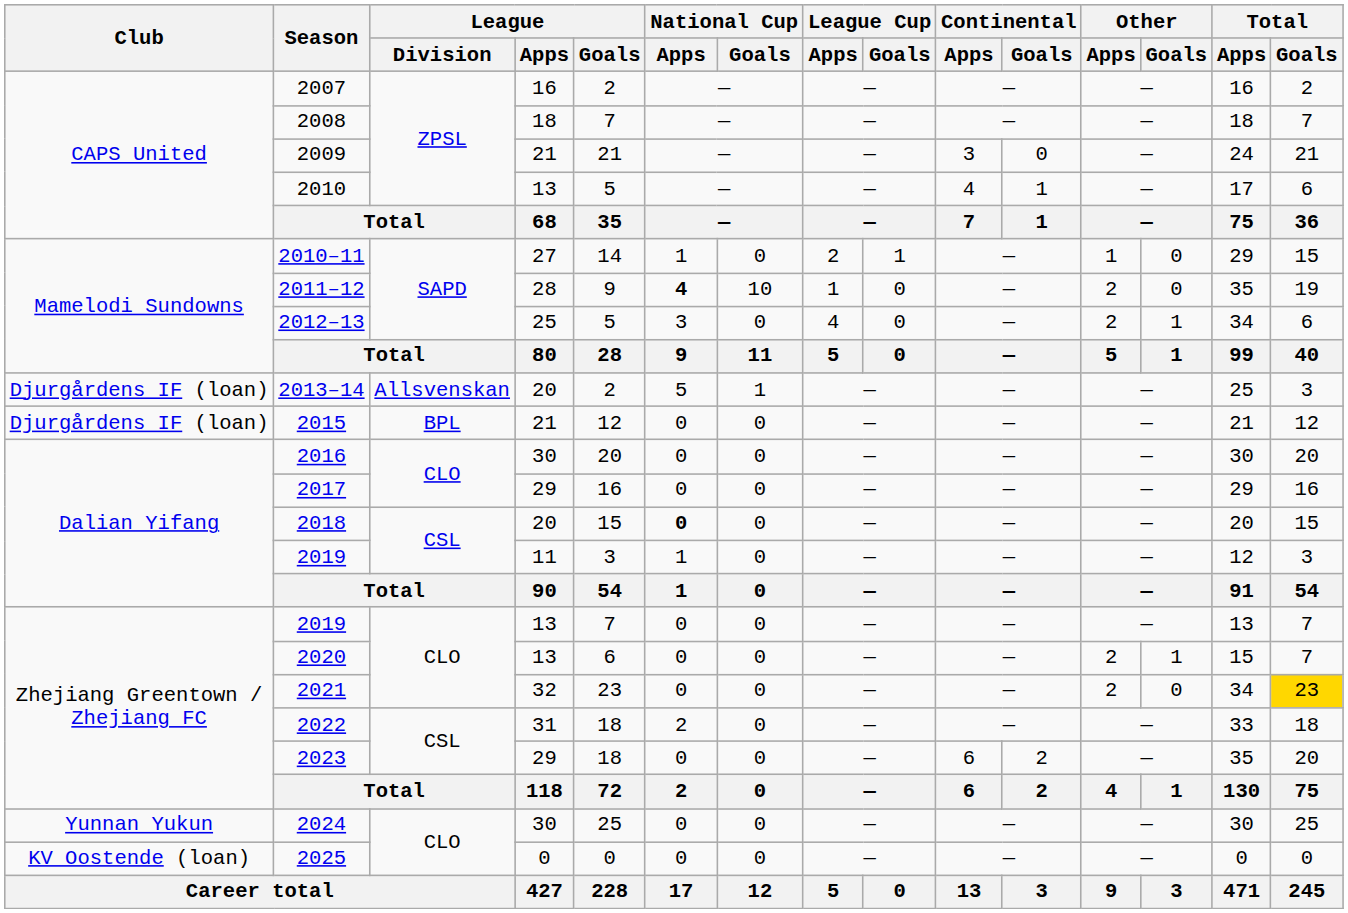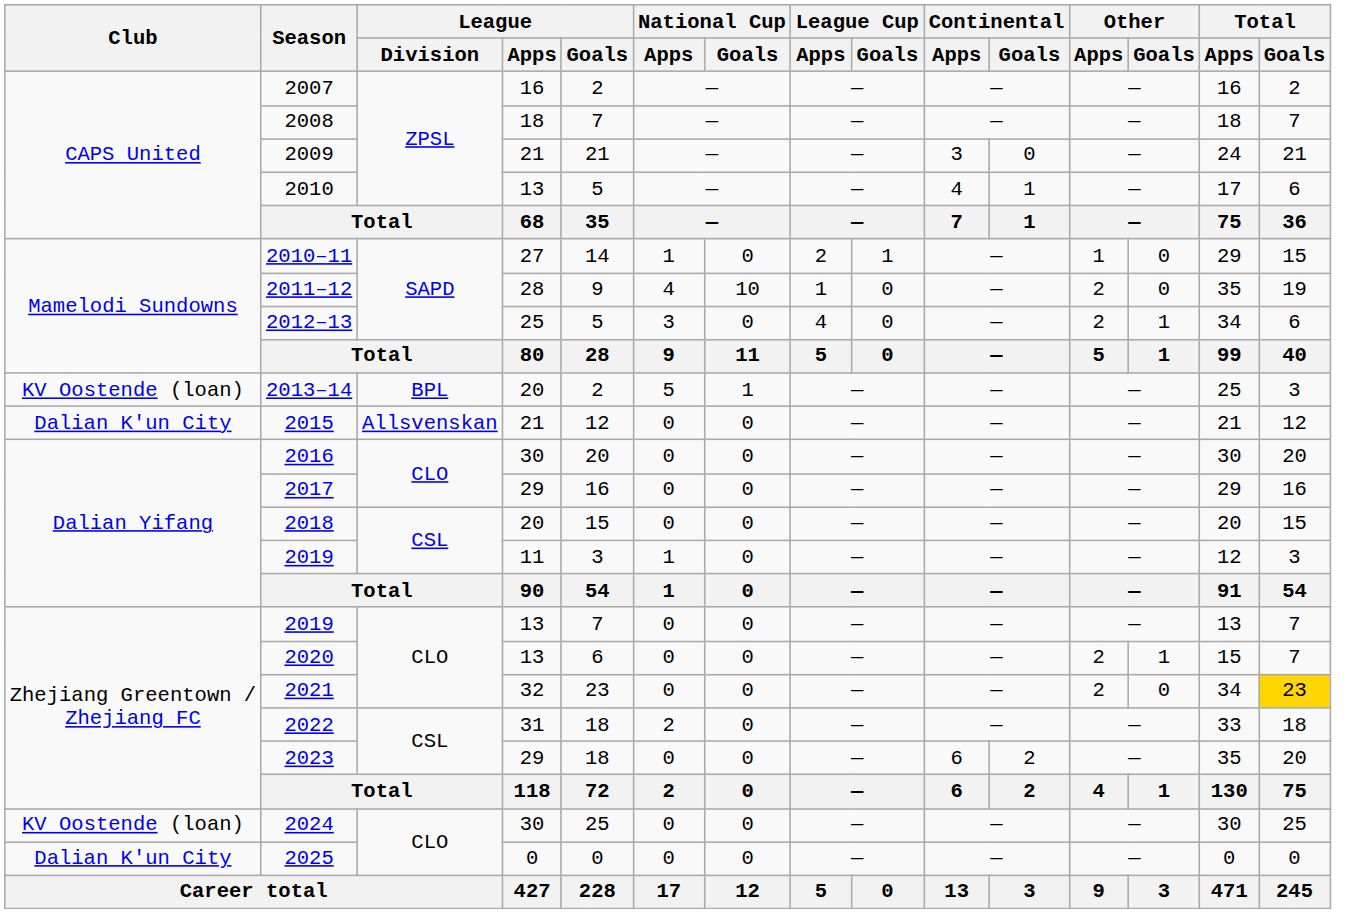(681, 289) bold -> (669, 289) normal
(139, 390) Djurgårdens IF (loan) -> (133, 390) KV Oostende (loan)
(442, 390) Allsvenskan -> (430, 390) BPL
(139, 423) Djurgårdens IF (loan) -> (133, 423) Dalian K'un City
(442, 423) BPL -> (430, 423) Allsvenskan
(681, 524) bold -> (669, 524) normal
(139, 825) Yunnan Yukun -> (133, 825) KV Oostende (loan)
(139, 858) KV Oostende (loan) -> (133, 858) Dalian K'un City
